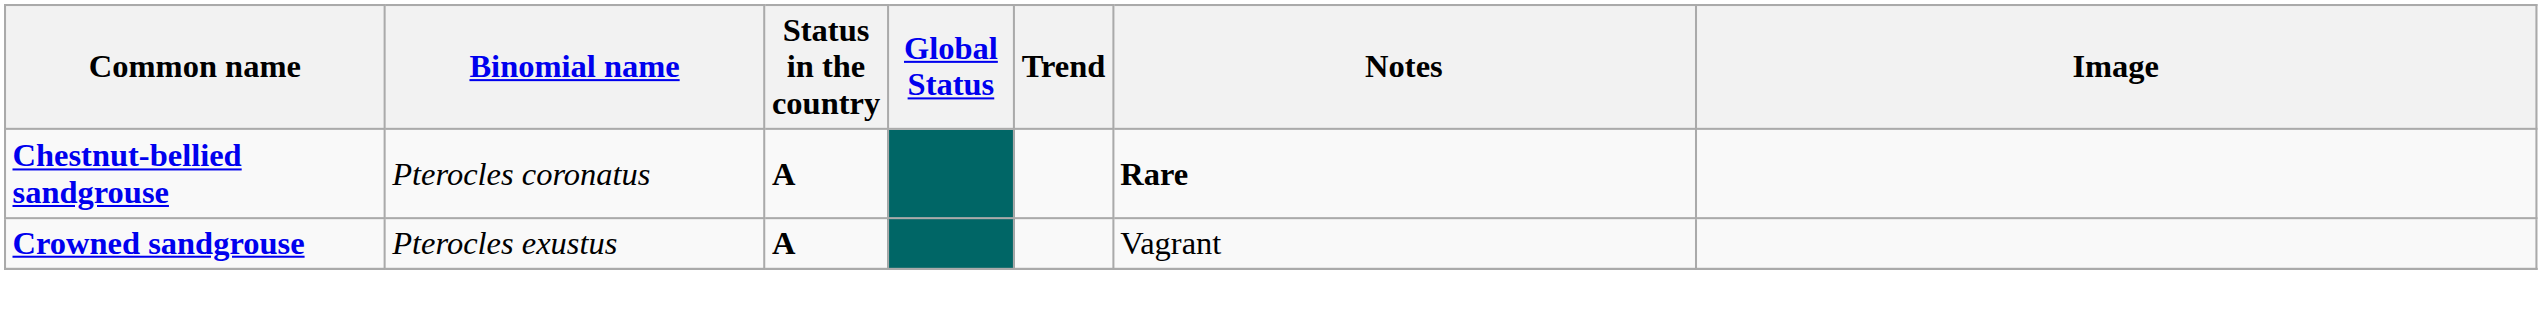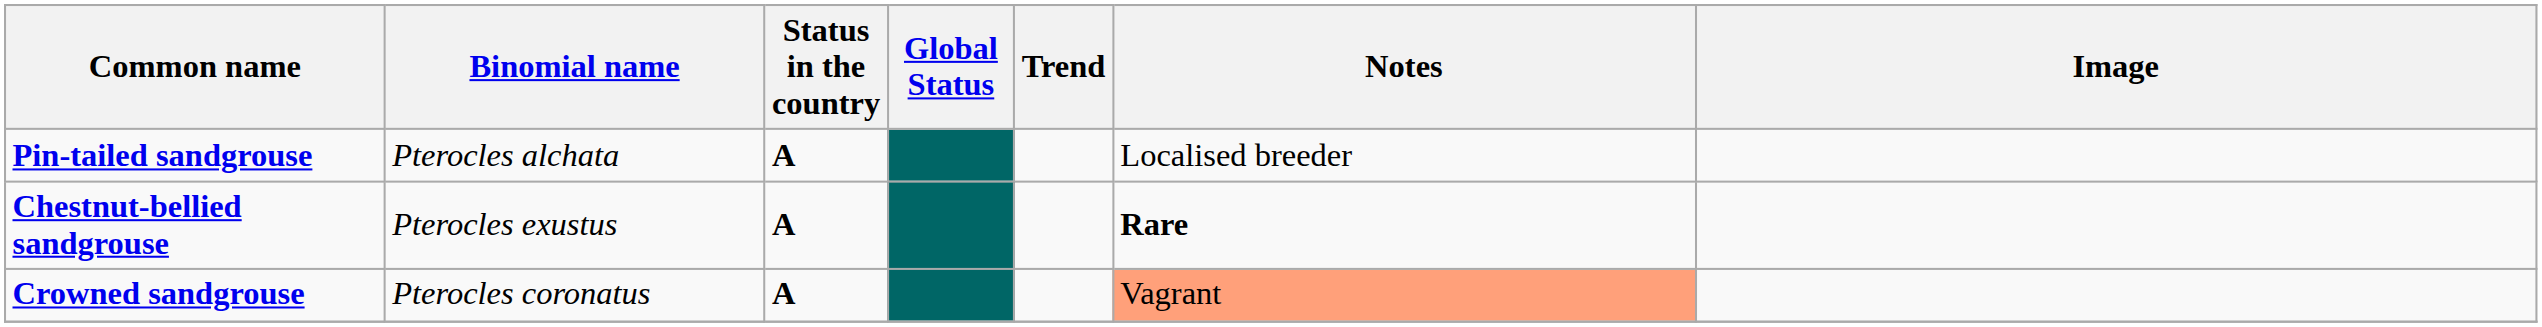+ row: (162, 154)
(521, 173) Pterocles coronatus -> (505, 224) Pterocles exustus
(505, 242) Pterocles exustus -> (521, 294) Pterocles coronatus
(1171, 242) no background -> (1171, 294) lightsalmon background
